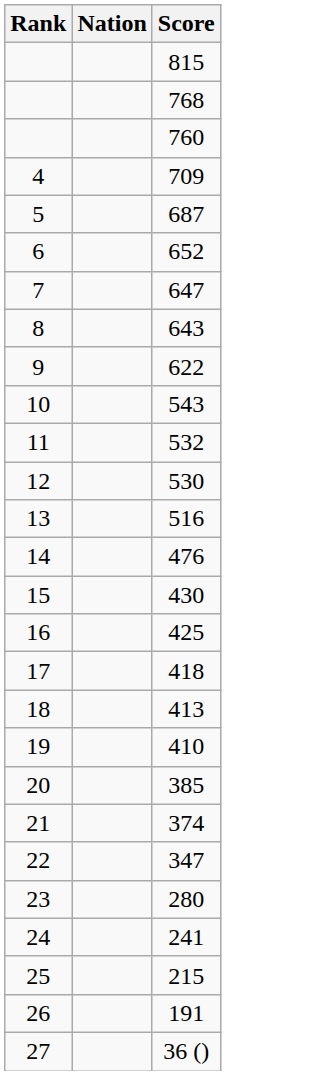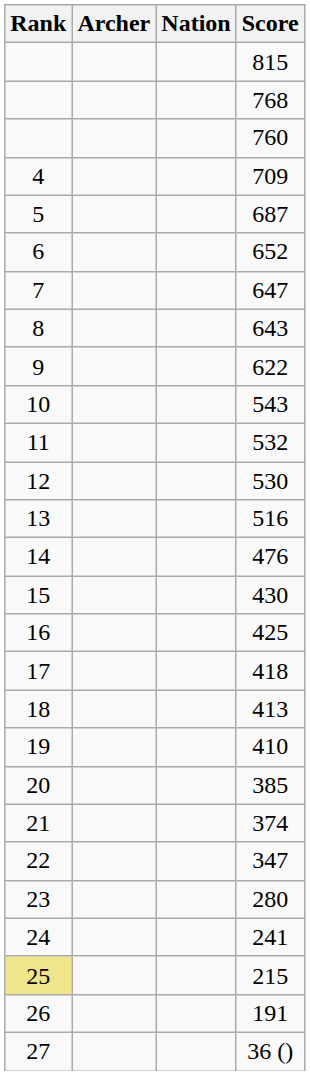+ column: (114, 23)
(38, 975) no background -> (38, 975) khaki background
